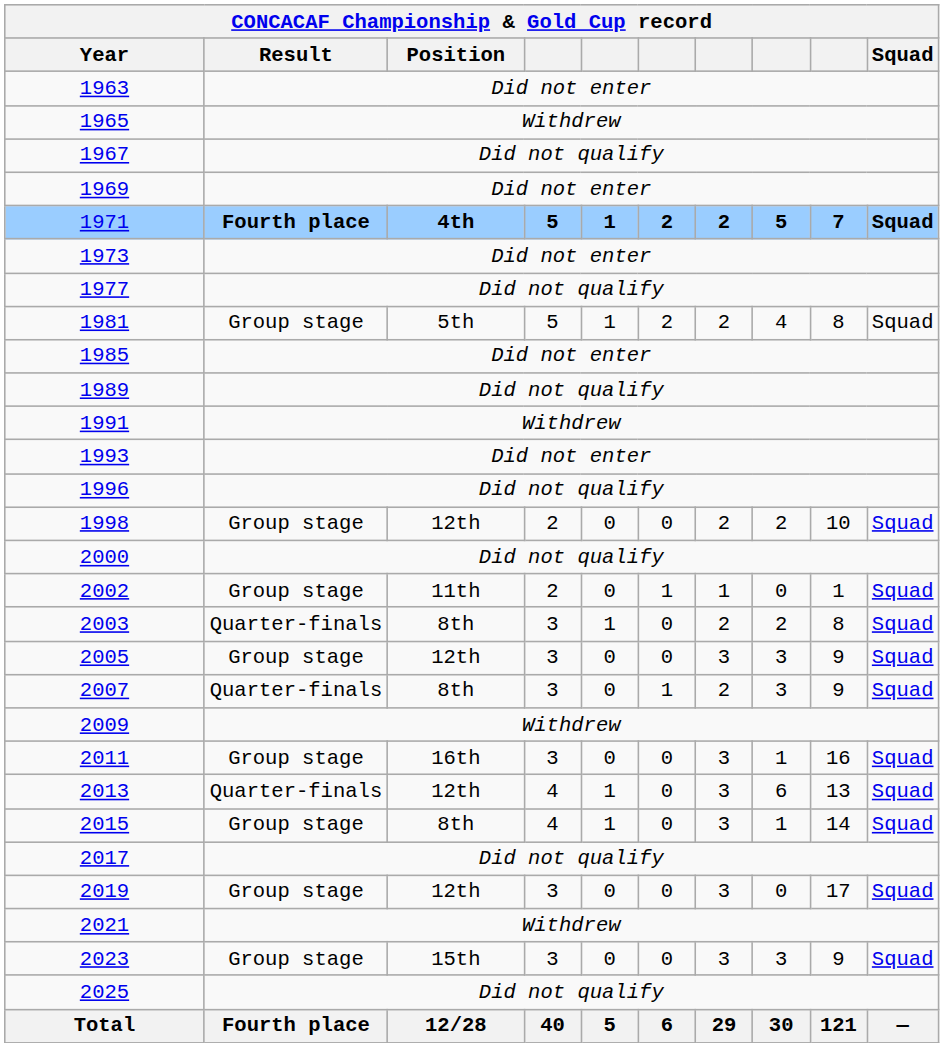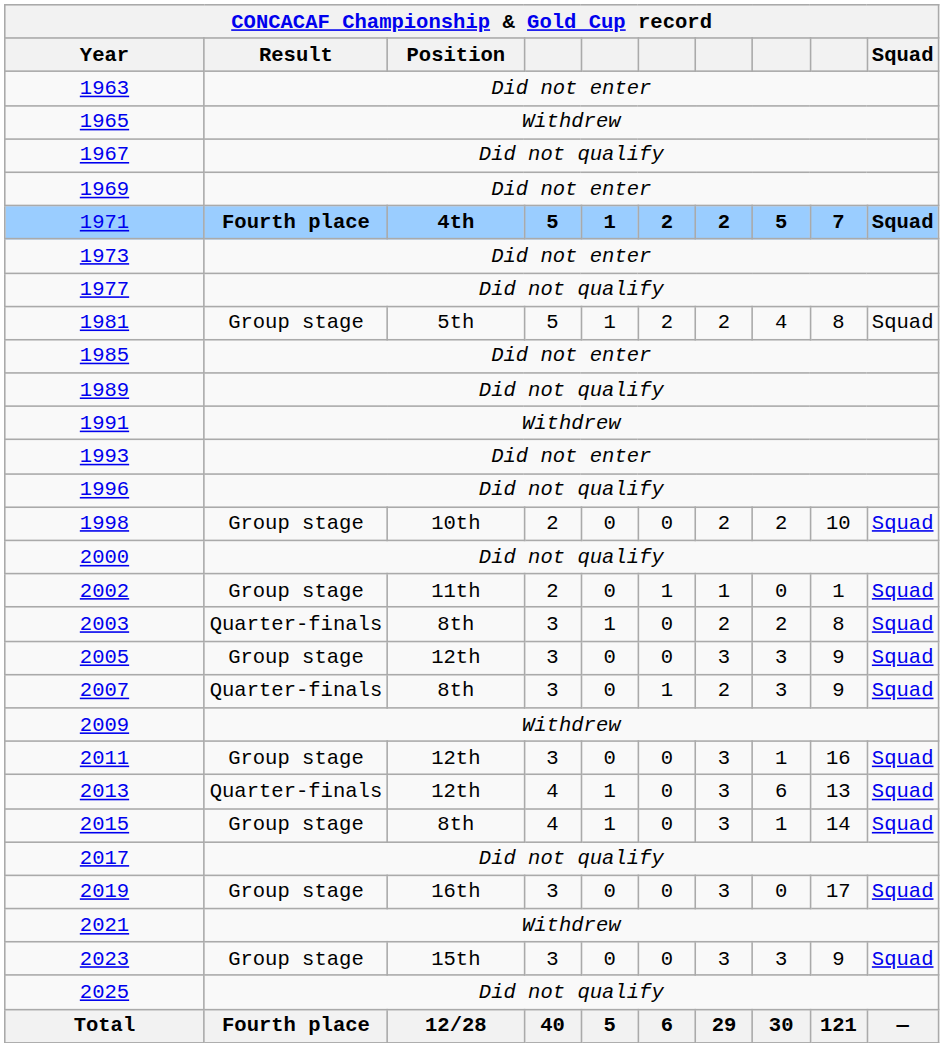(456, 524) 12th -> (456, 524) 10th
(456, 758) 16th -> (456, 758) 12th
(456, 892) 12th -> (456, 892) 16th
